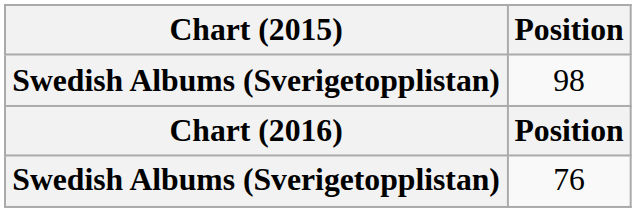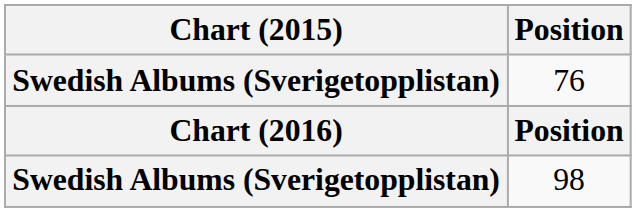rows swapped: (569, 79) <-> (569, 180)
